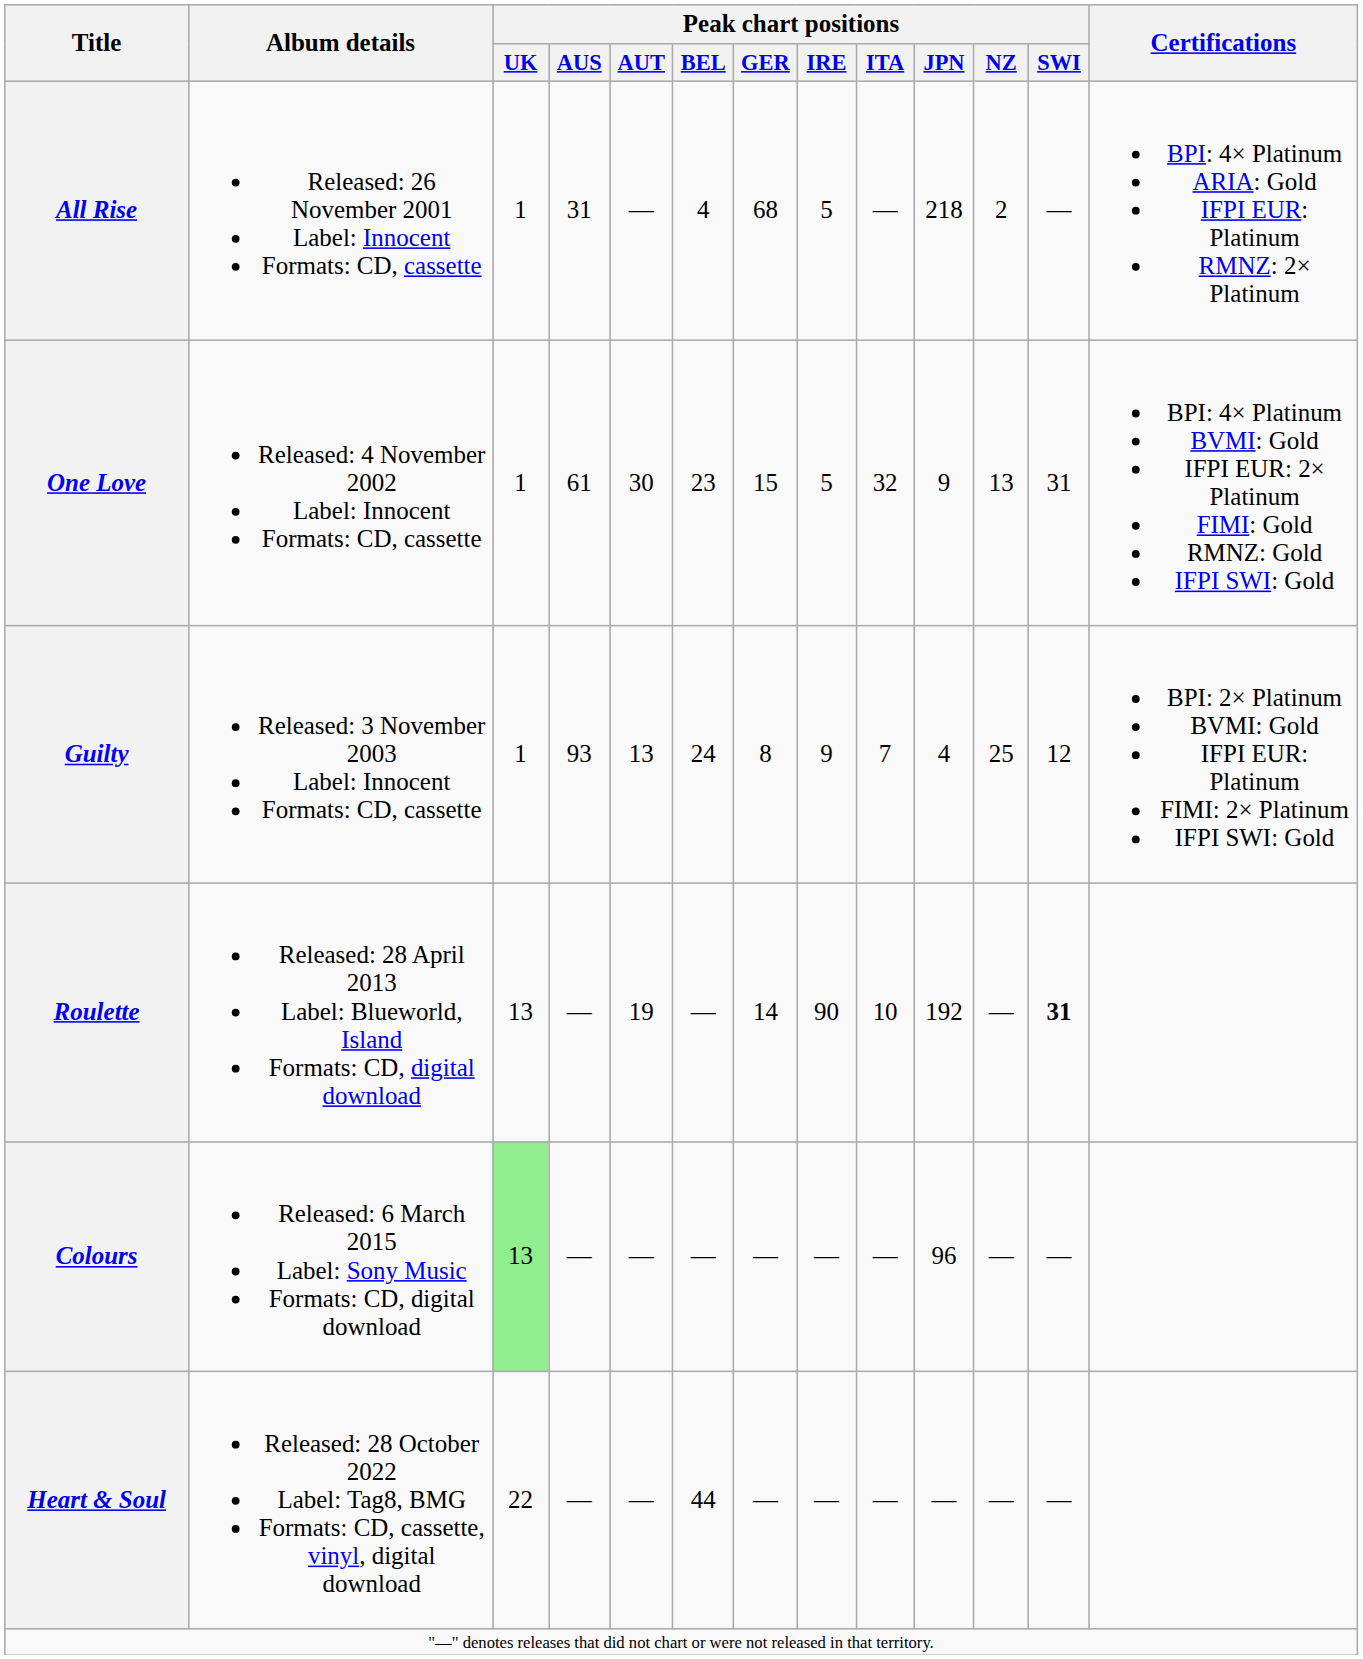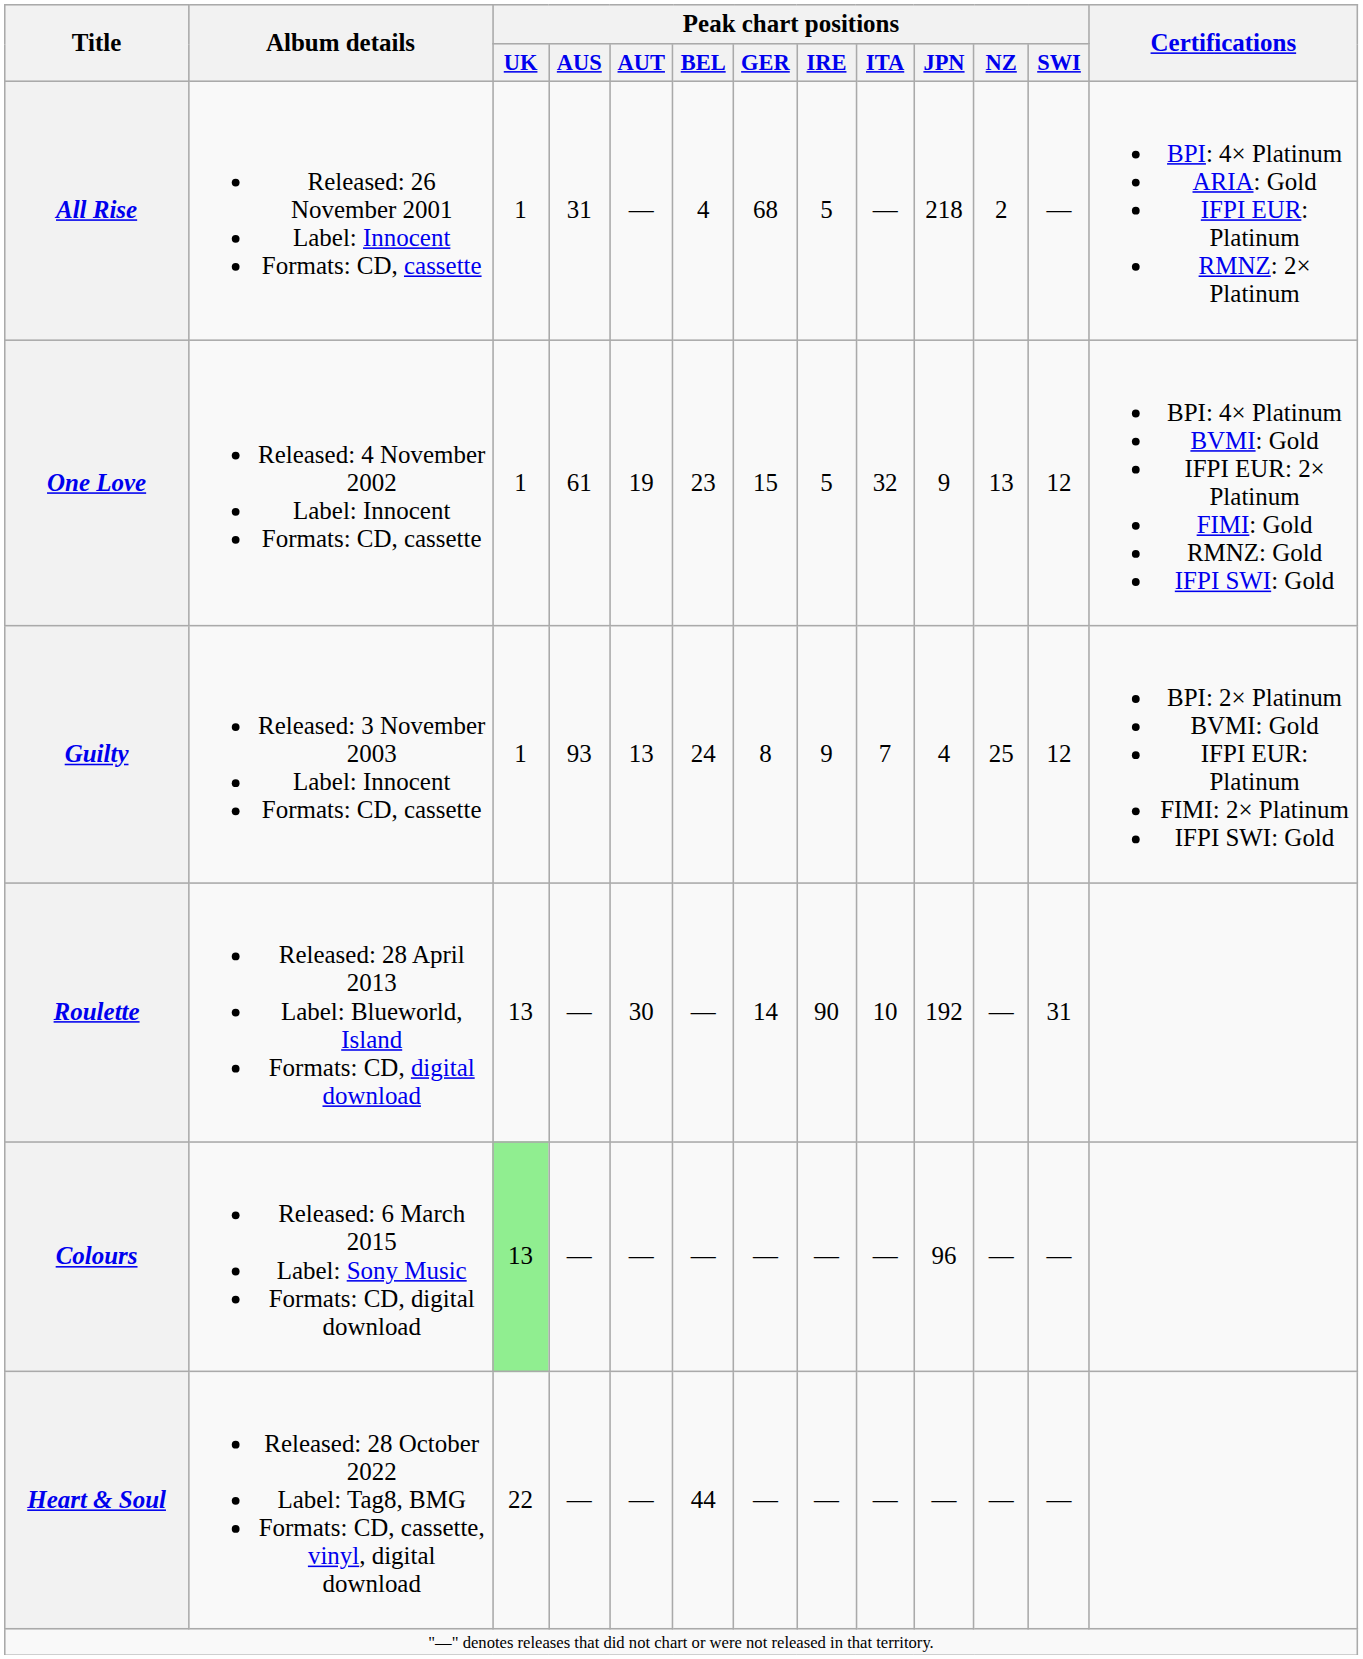(641, 482) 30 -> (641, 482) 19
(1059, 482) 31 -> (1059, 482) 12
(641, 1012) 19 -> (641, 1012) 30
(1059, 1012) bold -> (1059, 1012) normal
